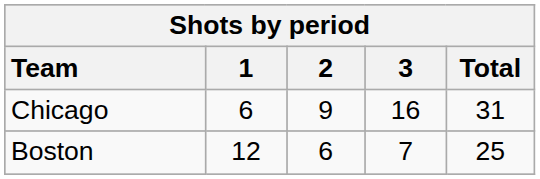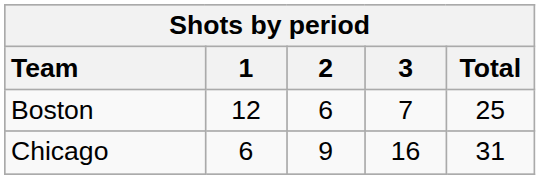rows swapped: (60, 109) <-> (52, 151)
